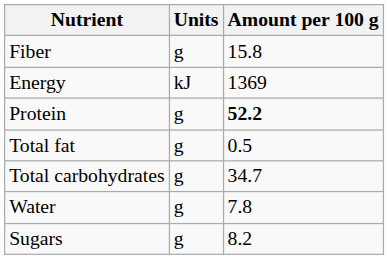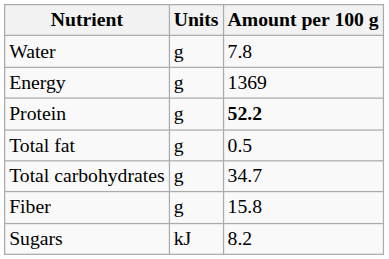rows swapped: (32, 207) <-> (30, 51)
(182, 82) kJ -> (179, 82) g
(179, 238) g -> (182, 238) kJ
